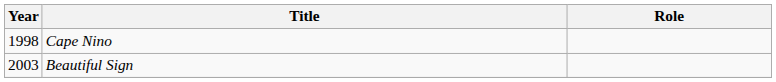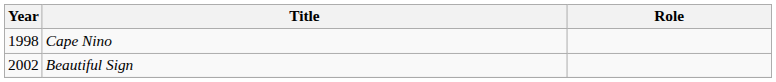(23, 65) 2003 -> (23, 65) 2002
